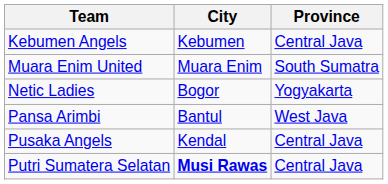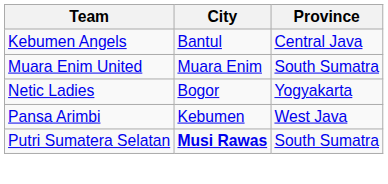(211, 41) Kebumen -> (200, 41) Bantul
(200, 116) Bantul -> (211, 116) Kebumen
- row: (60, 141)
(318, 166) Central Java -> (327, 141) South Sumatra
